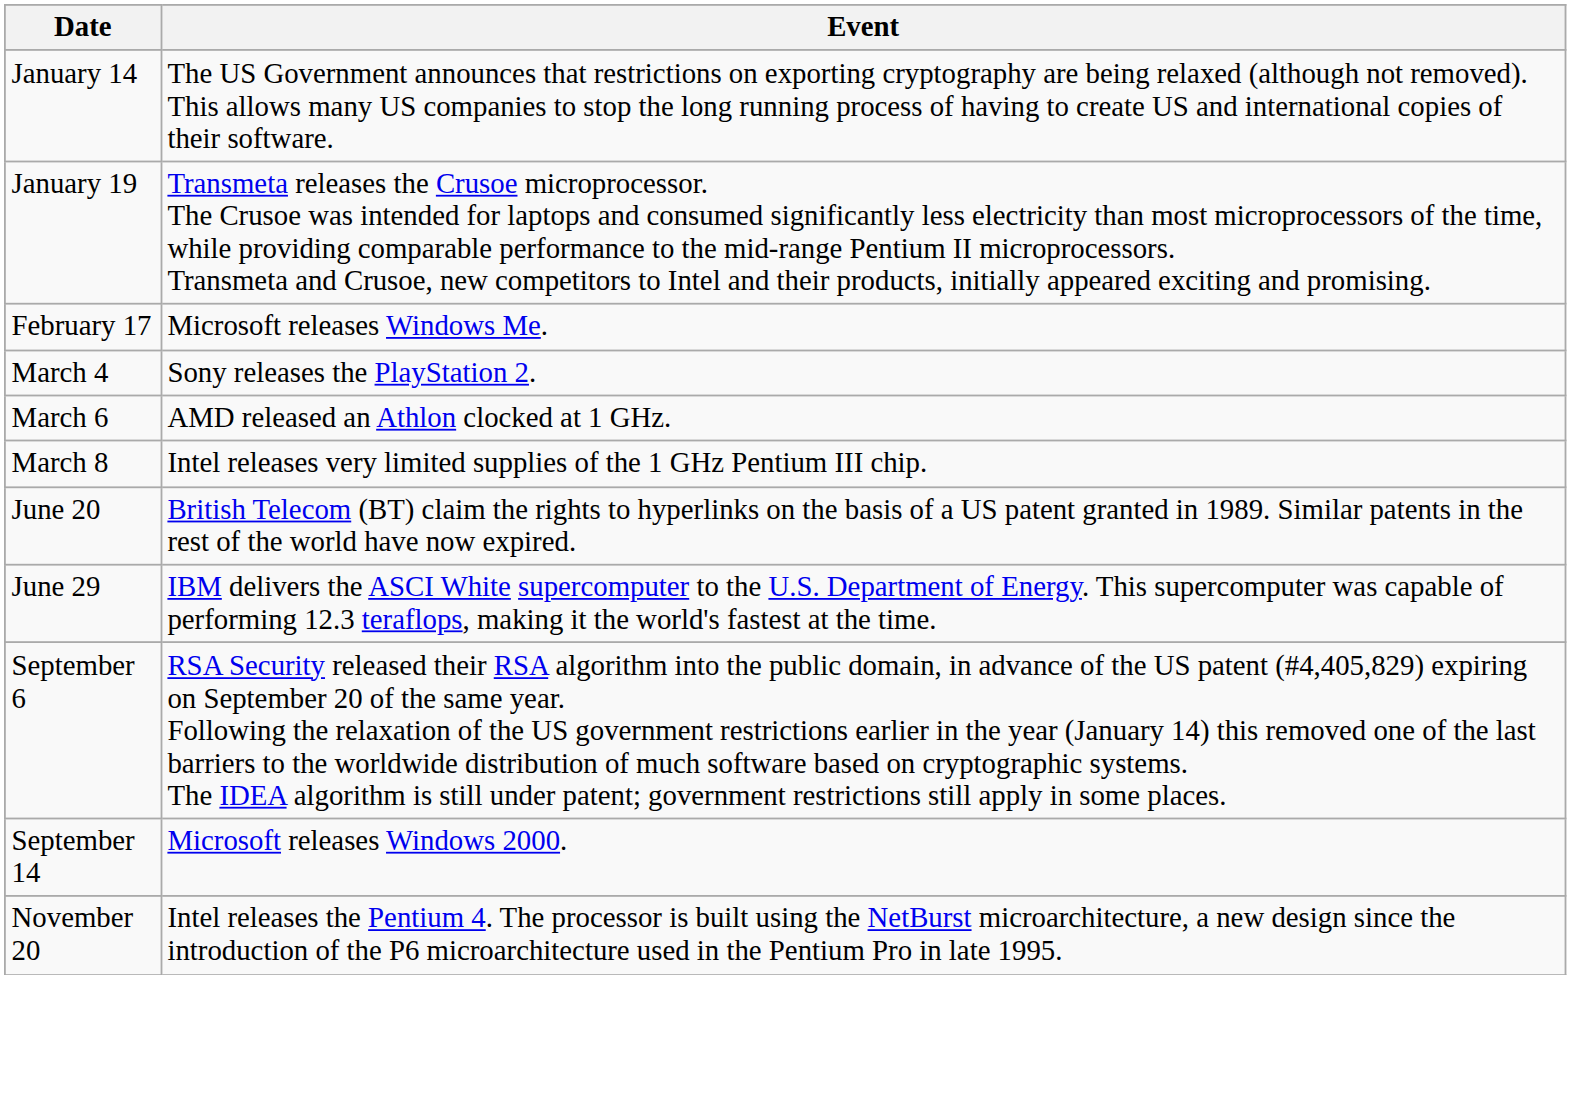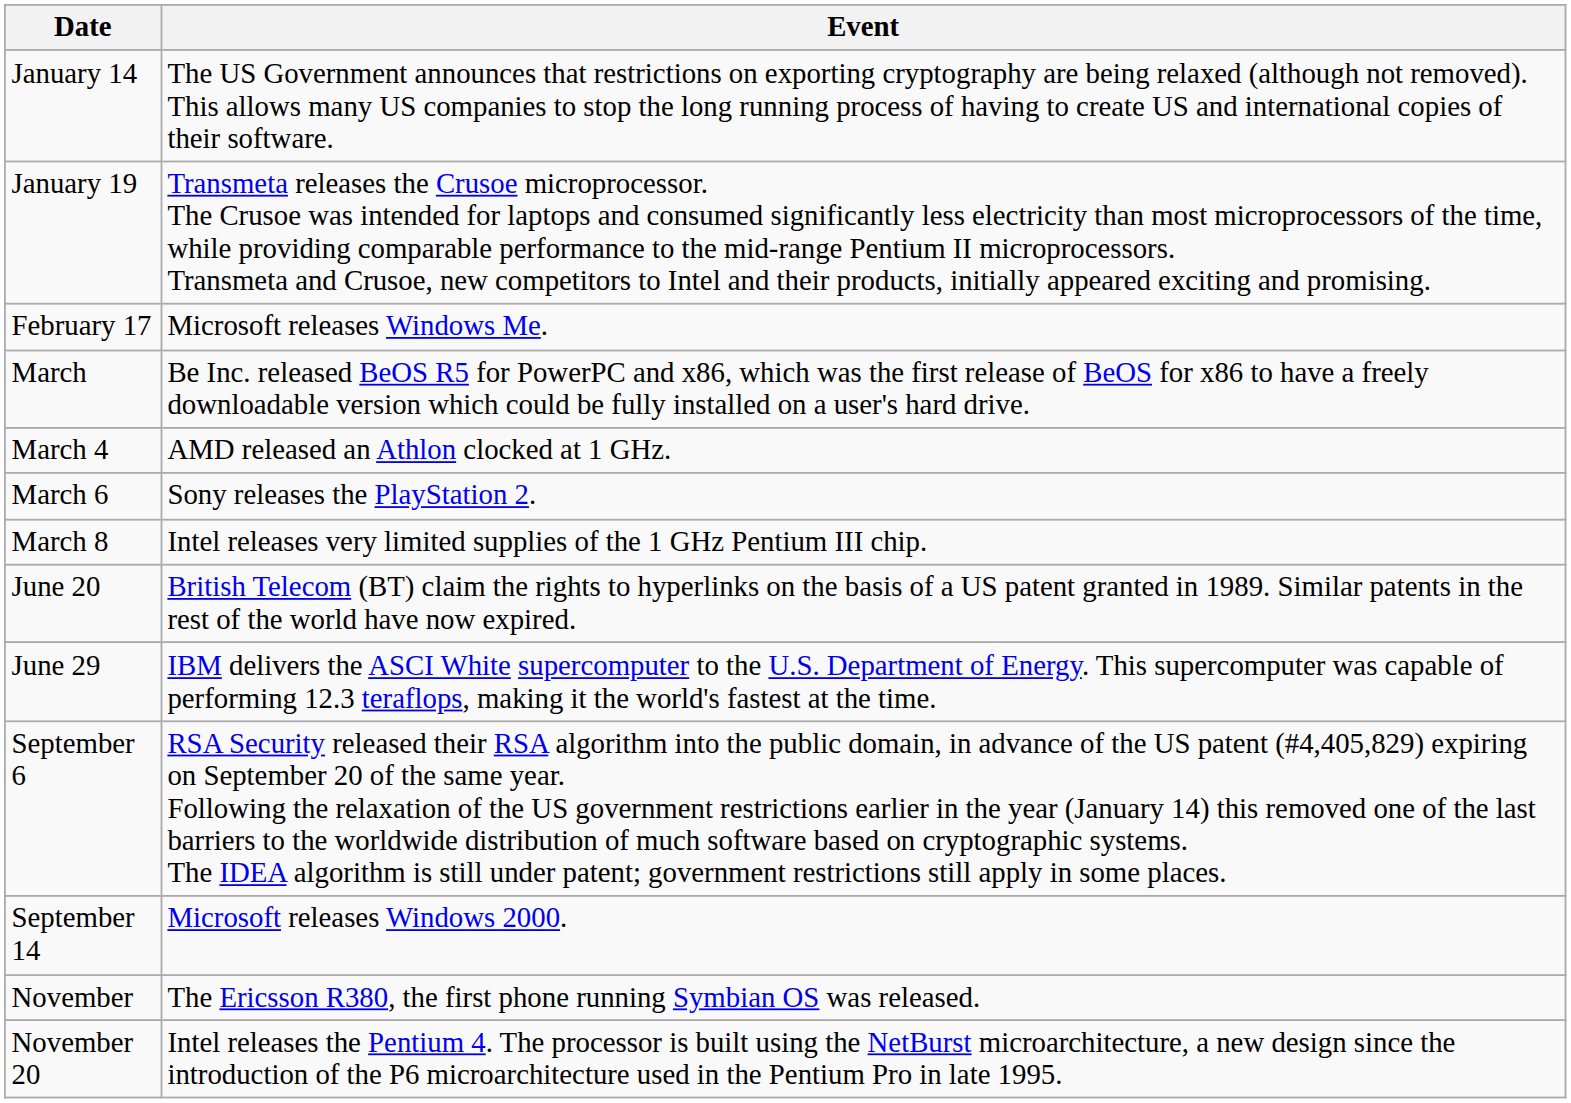+ row: (49, 372)
(352, 372) Sony releases the PlayStation 2. -> (419, 450) AMD released an Athlon clocked at 1 GHz.
(419, 417) AMD released an Athlon clocked at 1 GHz. -> (352, 495) Sony releases the PlayStation 2.
+ row: (72, 996)
